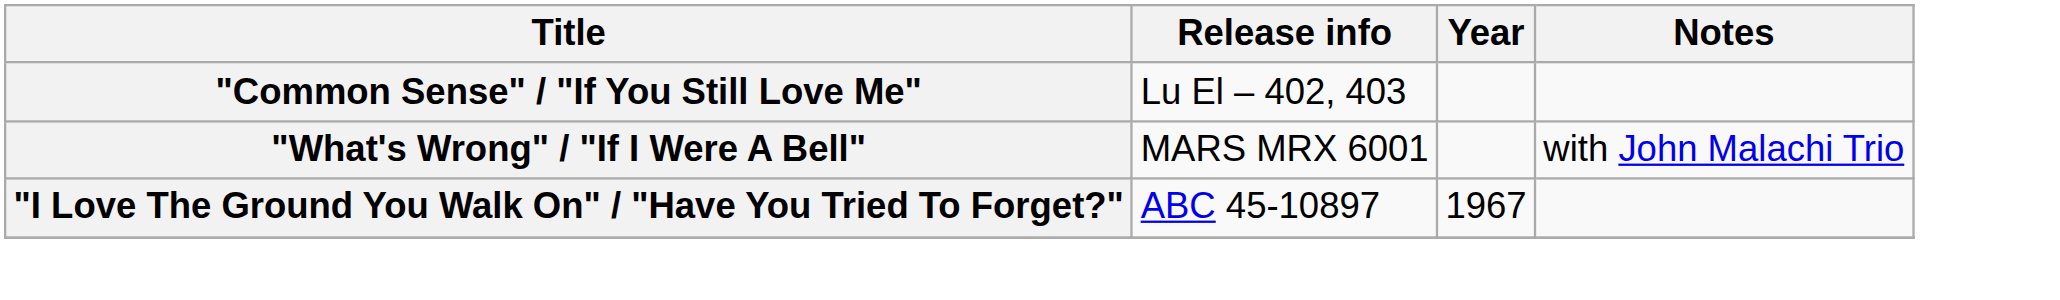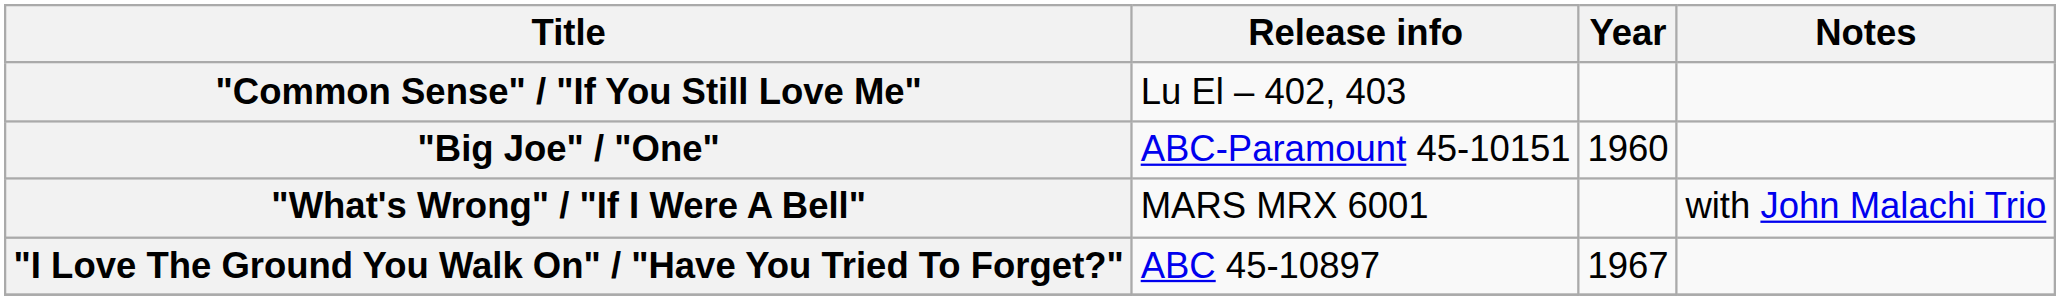+ row: (569, 149)
